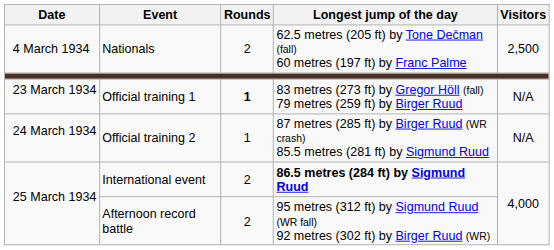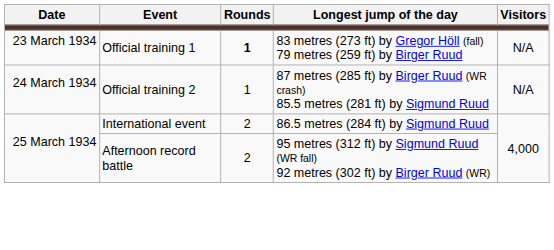- row: (128, 49)
(371, 179) bold -> (383, 124) normal
